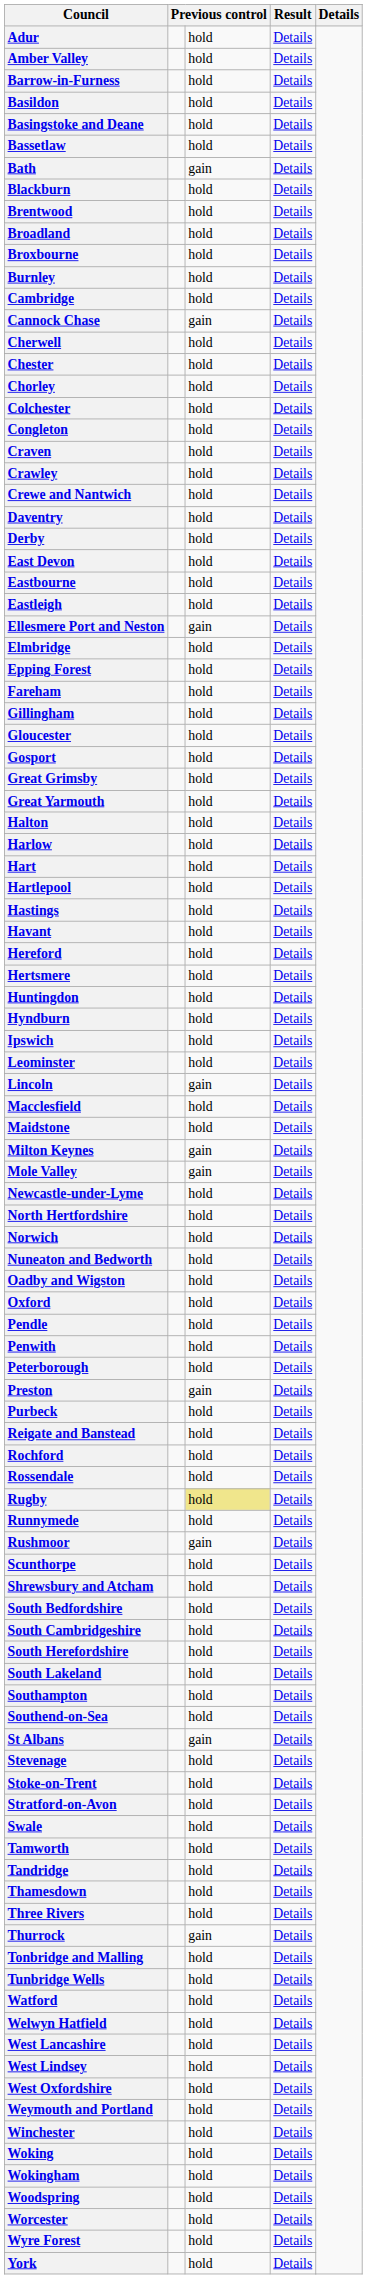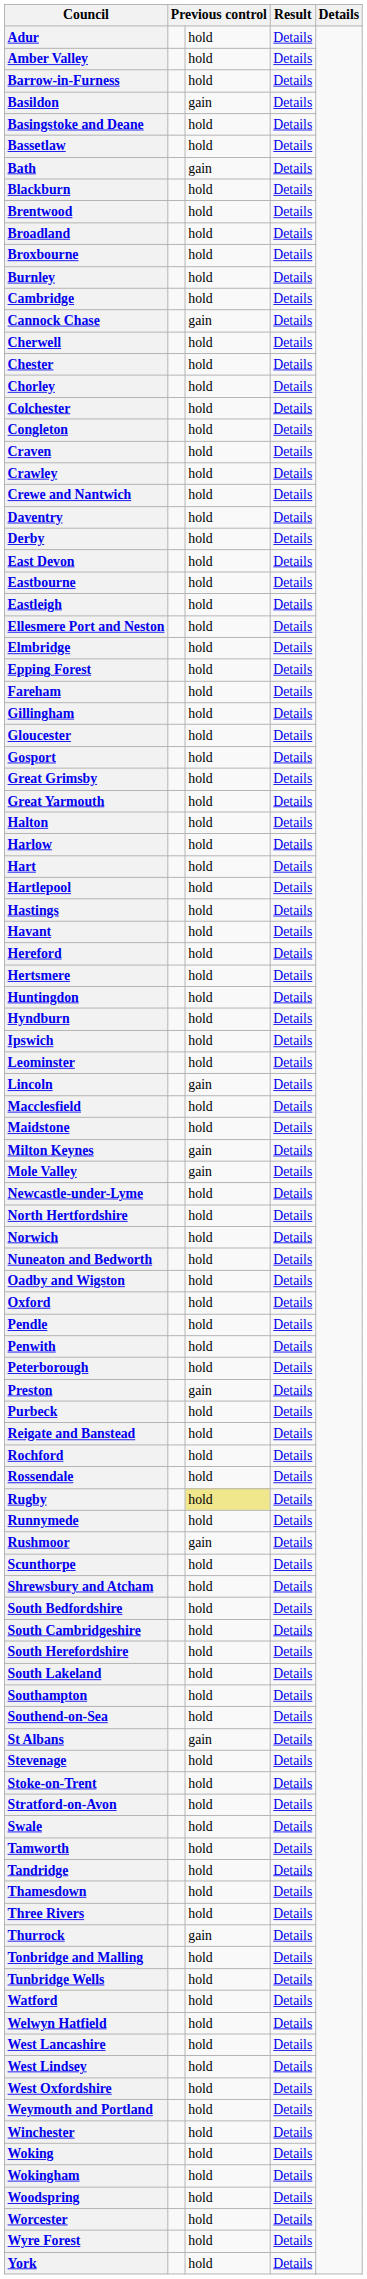(200, 102) hold -> (200, 102) gain
(200, 626) gain -> (200, 626) hold
